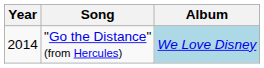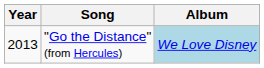(23, 44) 2014 -> (23, 44) 2013
